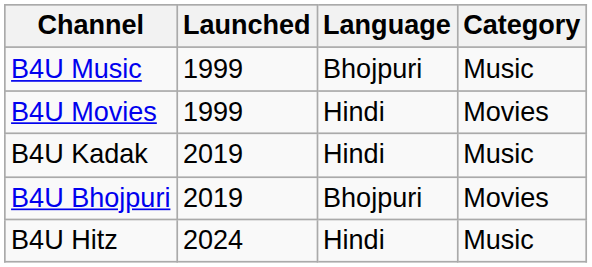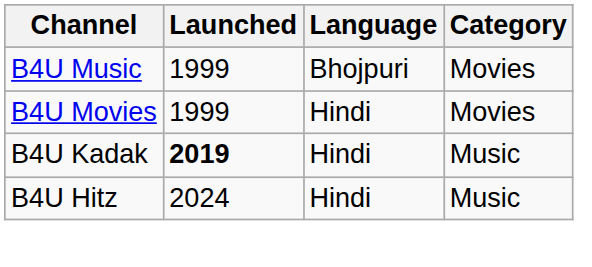(499, 68) Music -> (492, 68) Movies
(213, 154) normal -> (199, 154) bold
- row: (91, 197)
